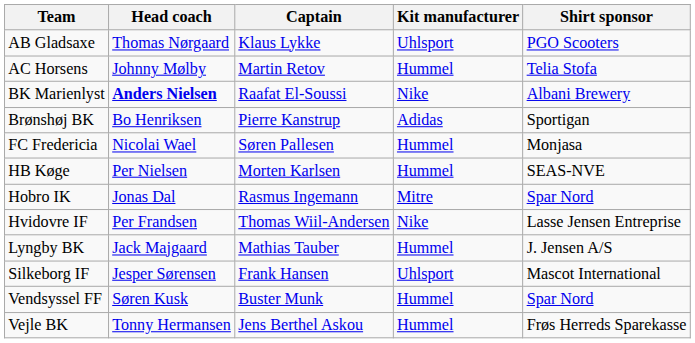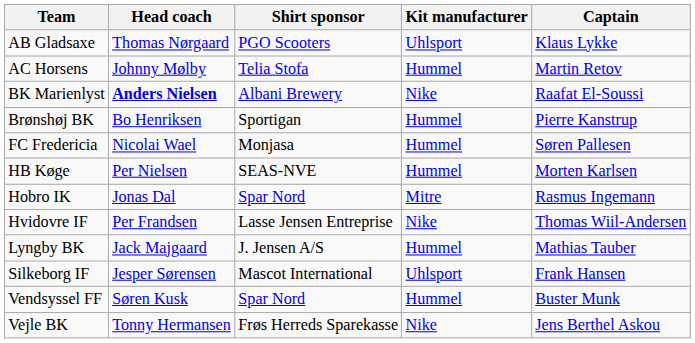columns swapped: (314, 17) <-> (607, 17)
(420, 119) Adidas -> (434, 119) Hummel
(425, 324) Hummel -> (421, 324) Nike
